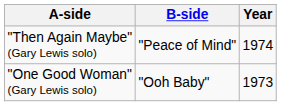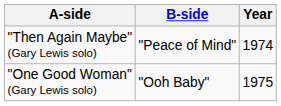(258, 82) 1973 -> (258, 82) 1975
